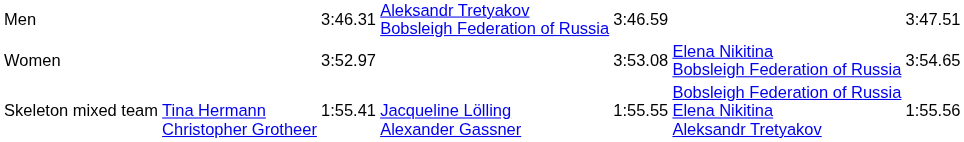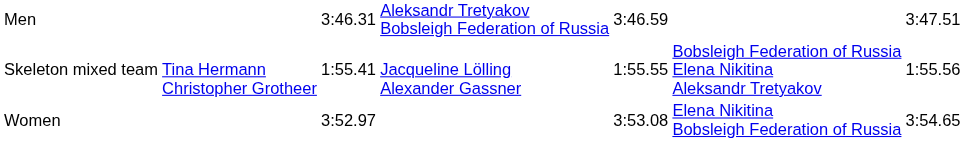rows swapped: (32, 60) <-> (81, 111)
